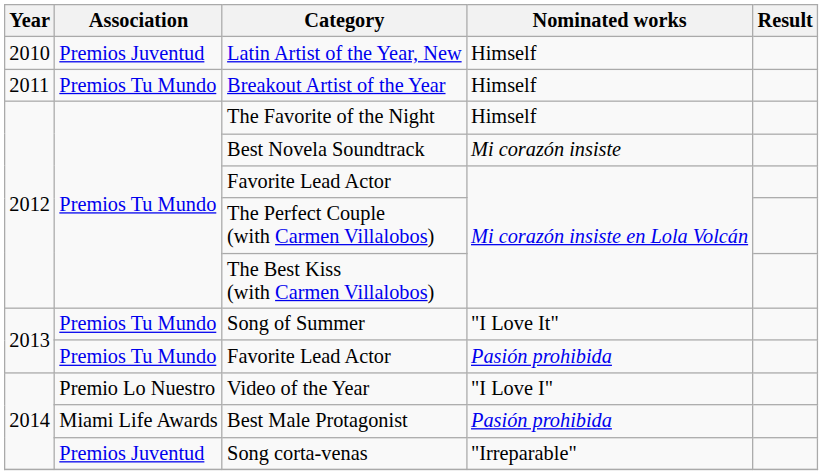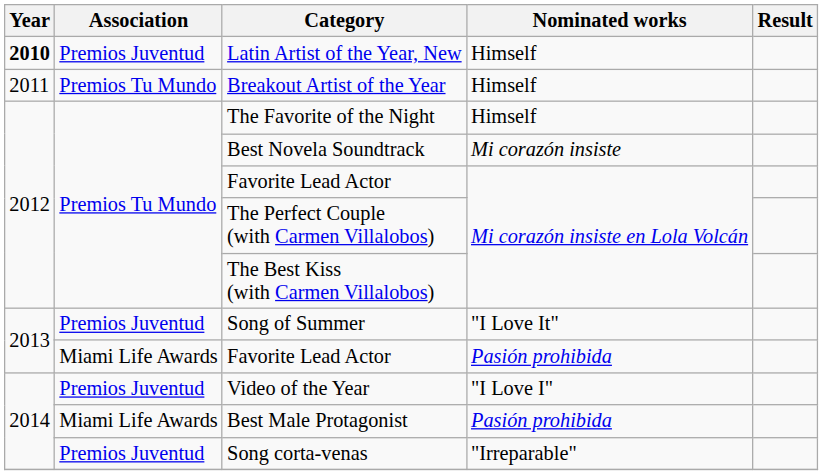(30, 52) normal -> (30, 52) bold
(138, 324) Premios Tu Mundo -> (132, 324) Premios Juventud
(138, 356) Premios Tu Mundo -> (139, 356) Miami Life Awards
(137, 388) Premio Lo Nuestro -> (132, 388) Premios Juventud
